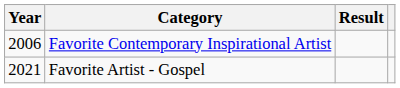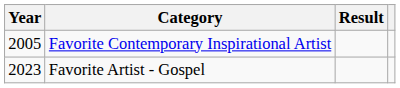(25, 43) 2006 -> (25, 43) 2005
(25, 69) 2021 -> (25, 69) 2023
